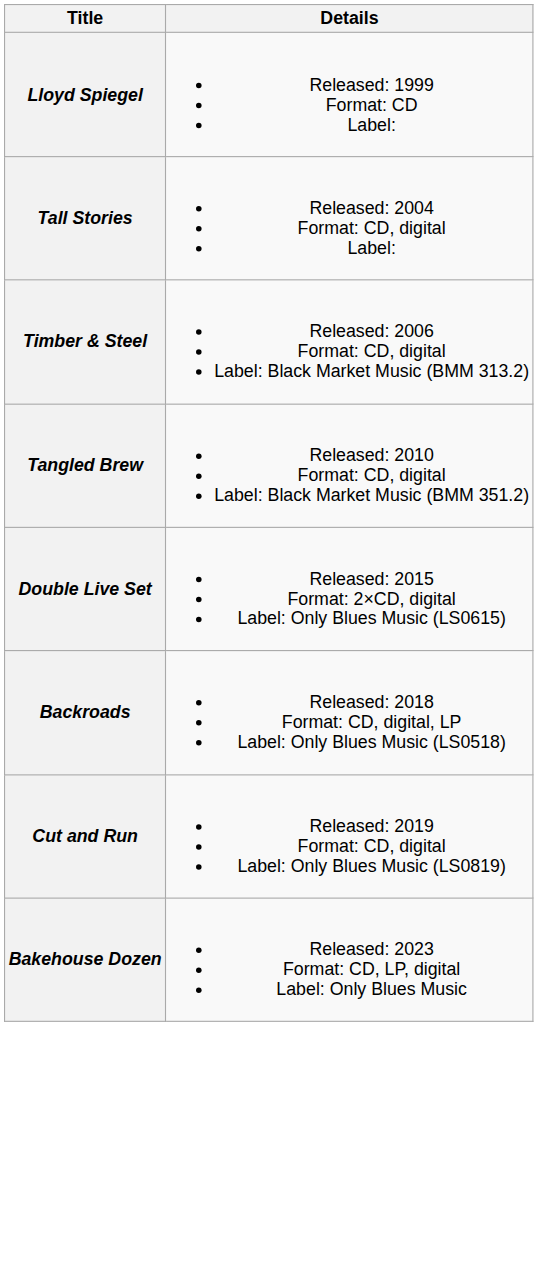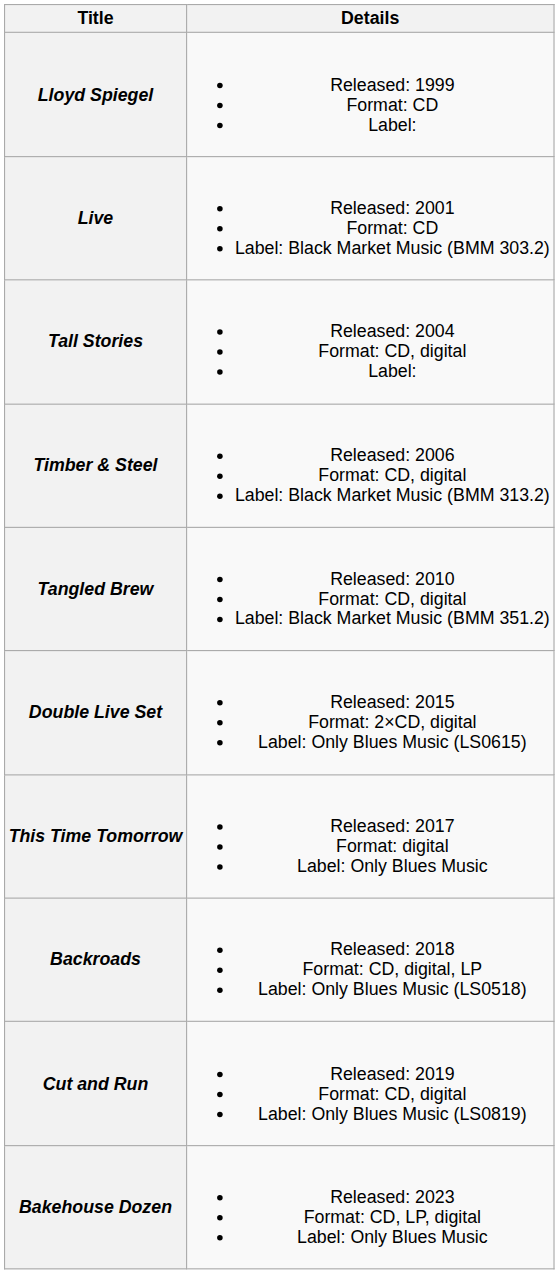+ row: (95, 218)
+ row: (95, 836)
